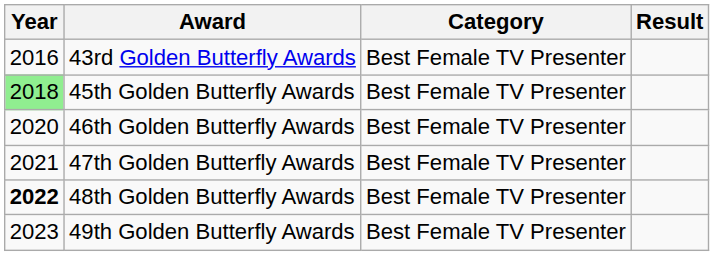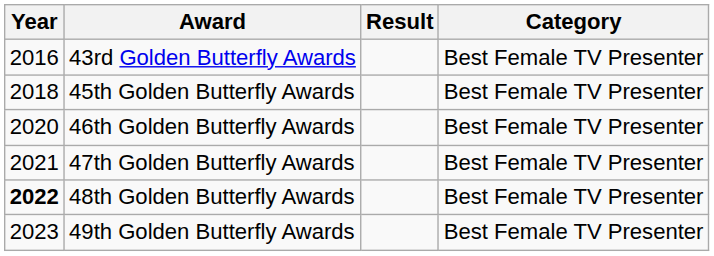columns swapped: (496, 22) <-> (670, 22)
(34, 92) lightgreen background -> (34, 92) no background
